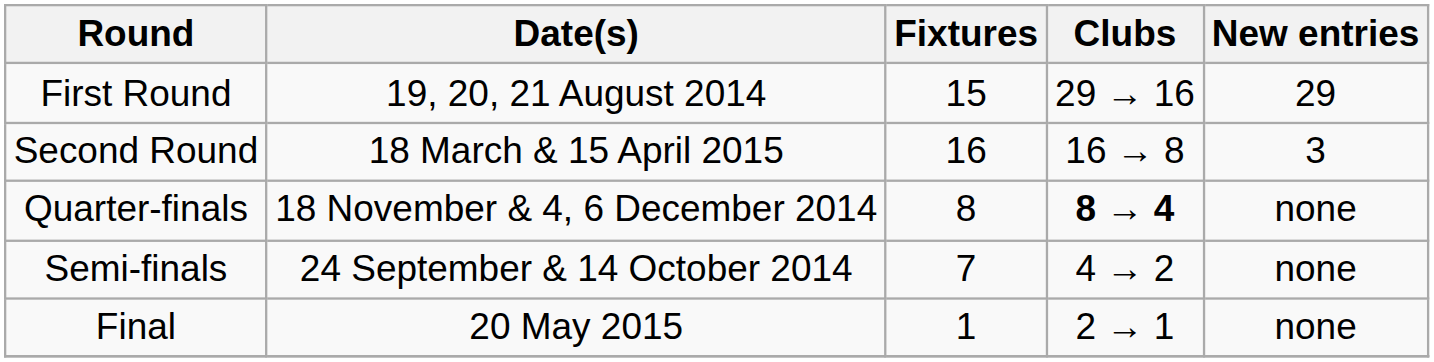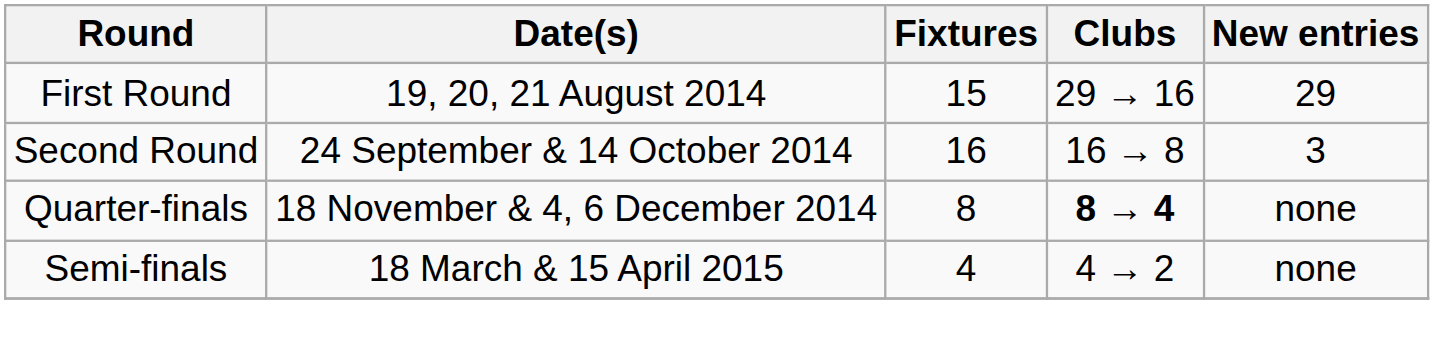(576, 151) 18 March & 15 April 2015 -> (576, 151) 24 September & 14 October 2014
(576, 268) 24 September & 14 October 2014 -> (576, 268) 18 March & 15 April 2015
(966, 268) 7 -> (966, 268) 4
- row: (136, 326)
